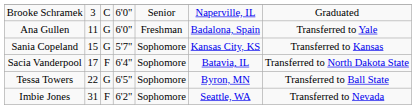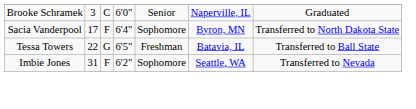- row: (45, 29)
- row: (45, 46)
(225, 63) Batavia, IL -> (221, 29) Byron, MN
(162, 79) Sophomore -> (161, 46) Freshman
(225, 79) Byron, MN -> (221, 46) Batavia, IL
